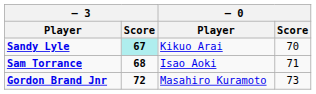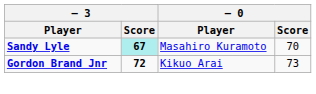(191, 47) Kikuo Arai -> (213, 47) Masahiro Kuramoto
- row: (44, 64)
(213, 81) Masahiro Kuramoto -> (191, 64) Kikuo Arai
